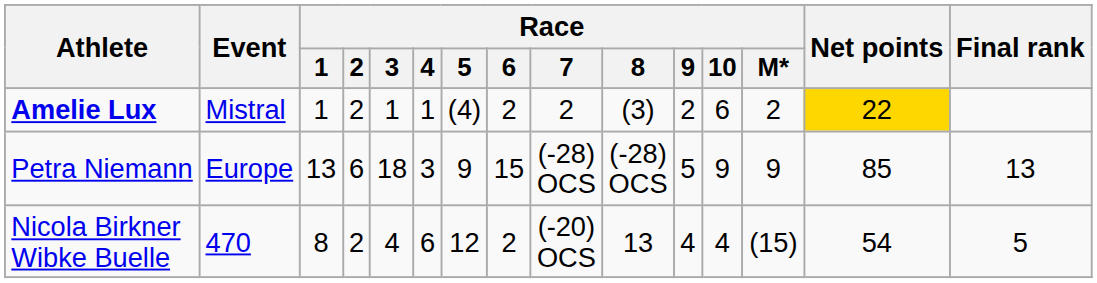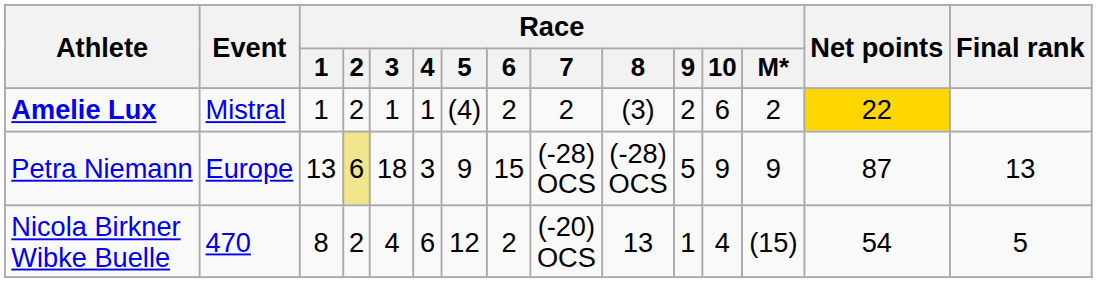(357, 169) no background -> (357, 169) khaki background
(877, 169) 85 -> (877, 169) 87
(688, 242) 4 -> (688, 242) 1
